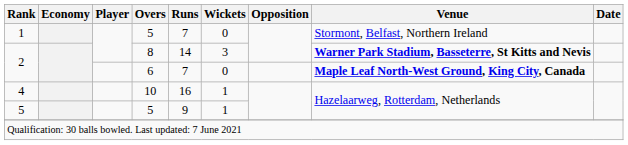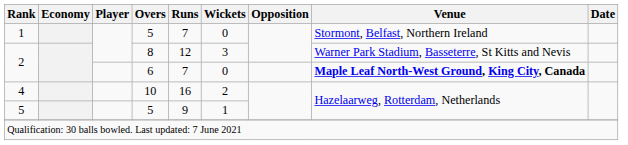(185, 52) 14 -> (185, 52) 12
(453, 52) bold -> (442, 52) normal
(225, 91) 1 -> (225, 91) 2
